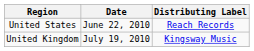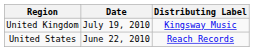rows swapped: (43, 25) <-> (43, 39)
